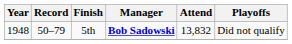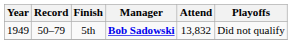(18, 30) 1948 -> (18, 30) 1949
